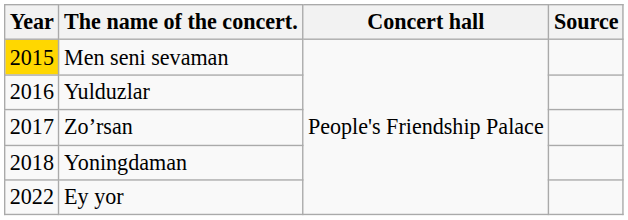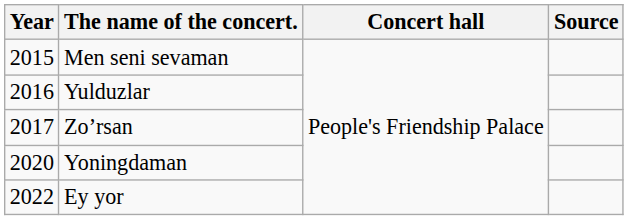(32, 57) gold background -> (32, 57) no background
(32, 162) 2018 -> (32, 162) 2020
